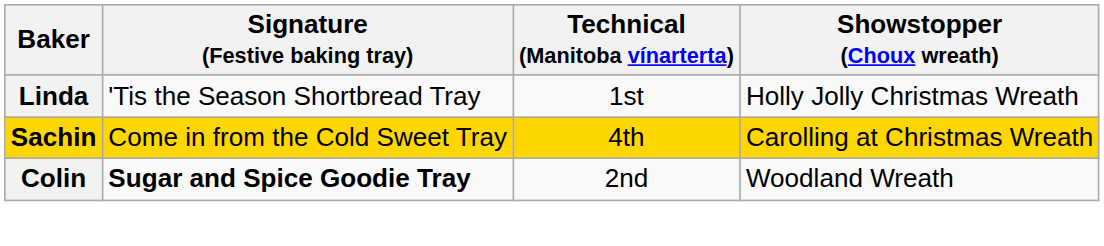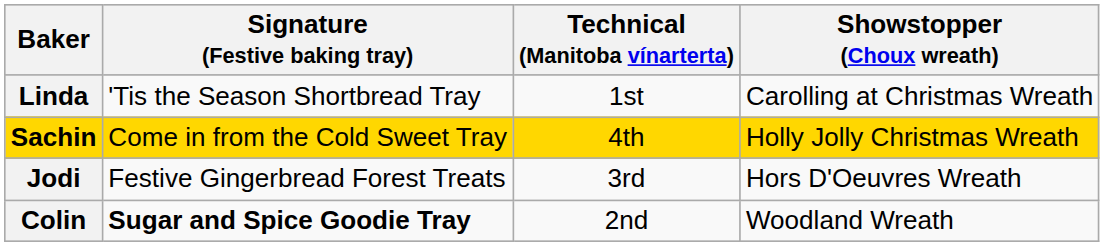(912, 95) Holly Jolly Christmas Wreath -> (920, 95) Carolling at Christmas Wreath
(920, 137) Carolling at Christmas Wreath -> (912, 137) Holly Jolly Christmas Wreath
+ row: (54, 178)
